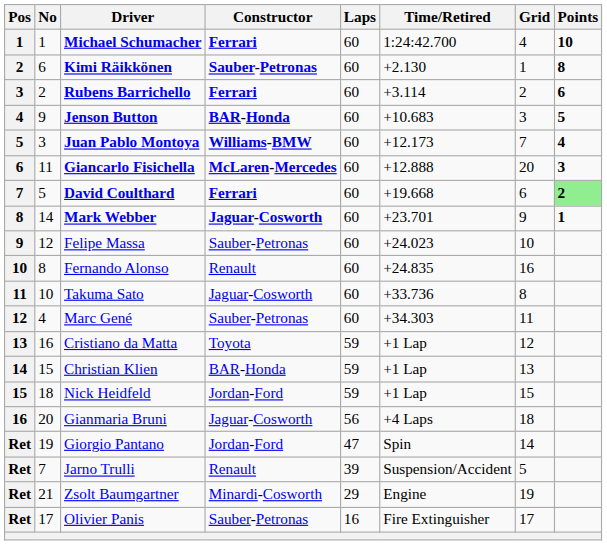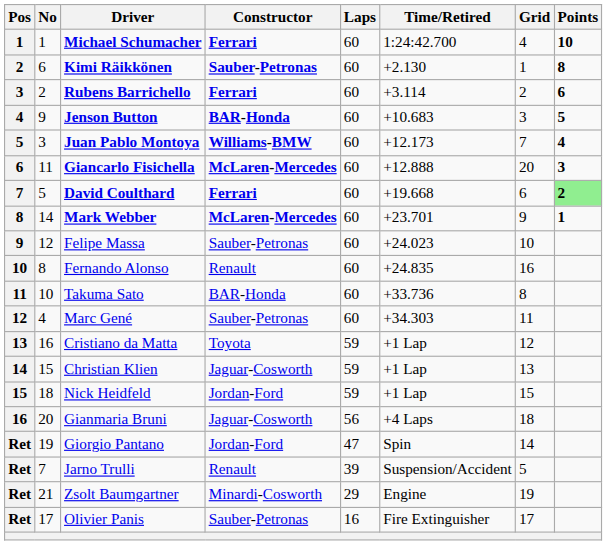(265, 217) Jaguar-Cosworth -> (273, 217) McLaren-Mercedes
(261, 293) Jaguar-Cosworth -> (247, 293) BAR-Honda
(247, 368) BAR-Honda -> (261, 368) Jaguar-Cosworth
